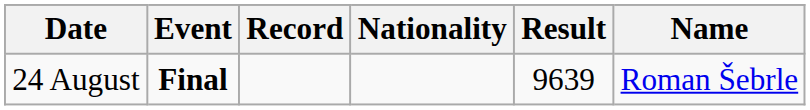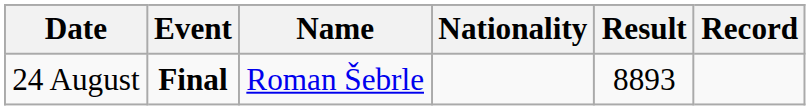columns swapped: (709, 29) <-> (295, 29)
(564, 78) 9639 -> (644, 78) 8893
